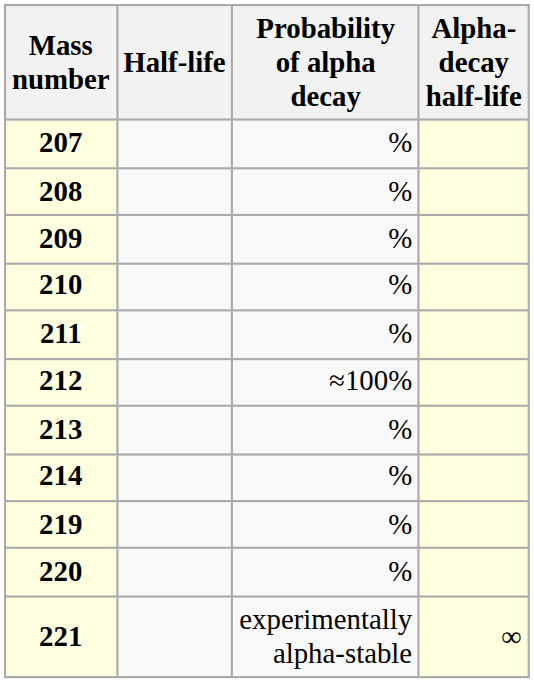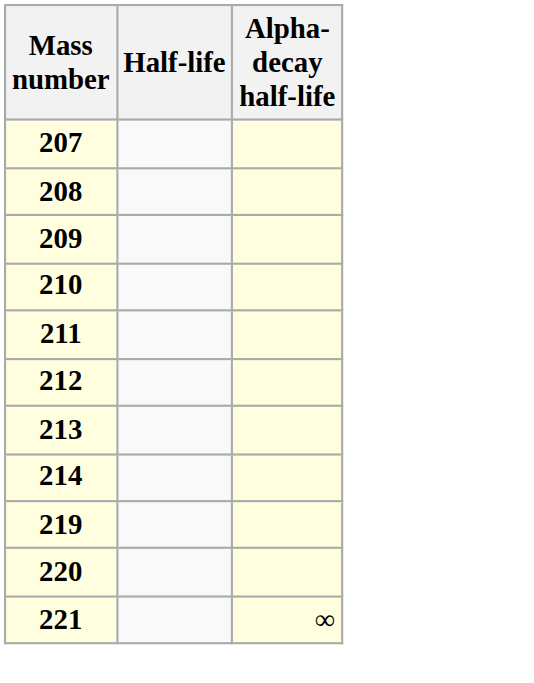- column: (326, 61)
